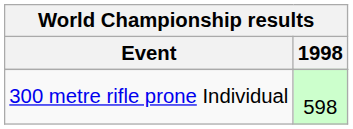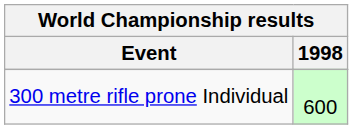(320, 107) 598 -> (320, 107) 600
